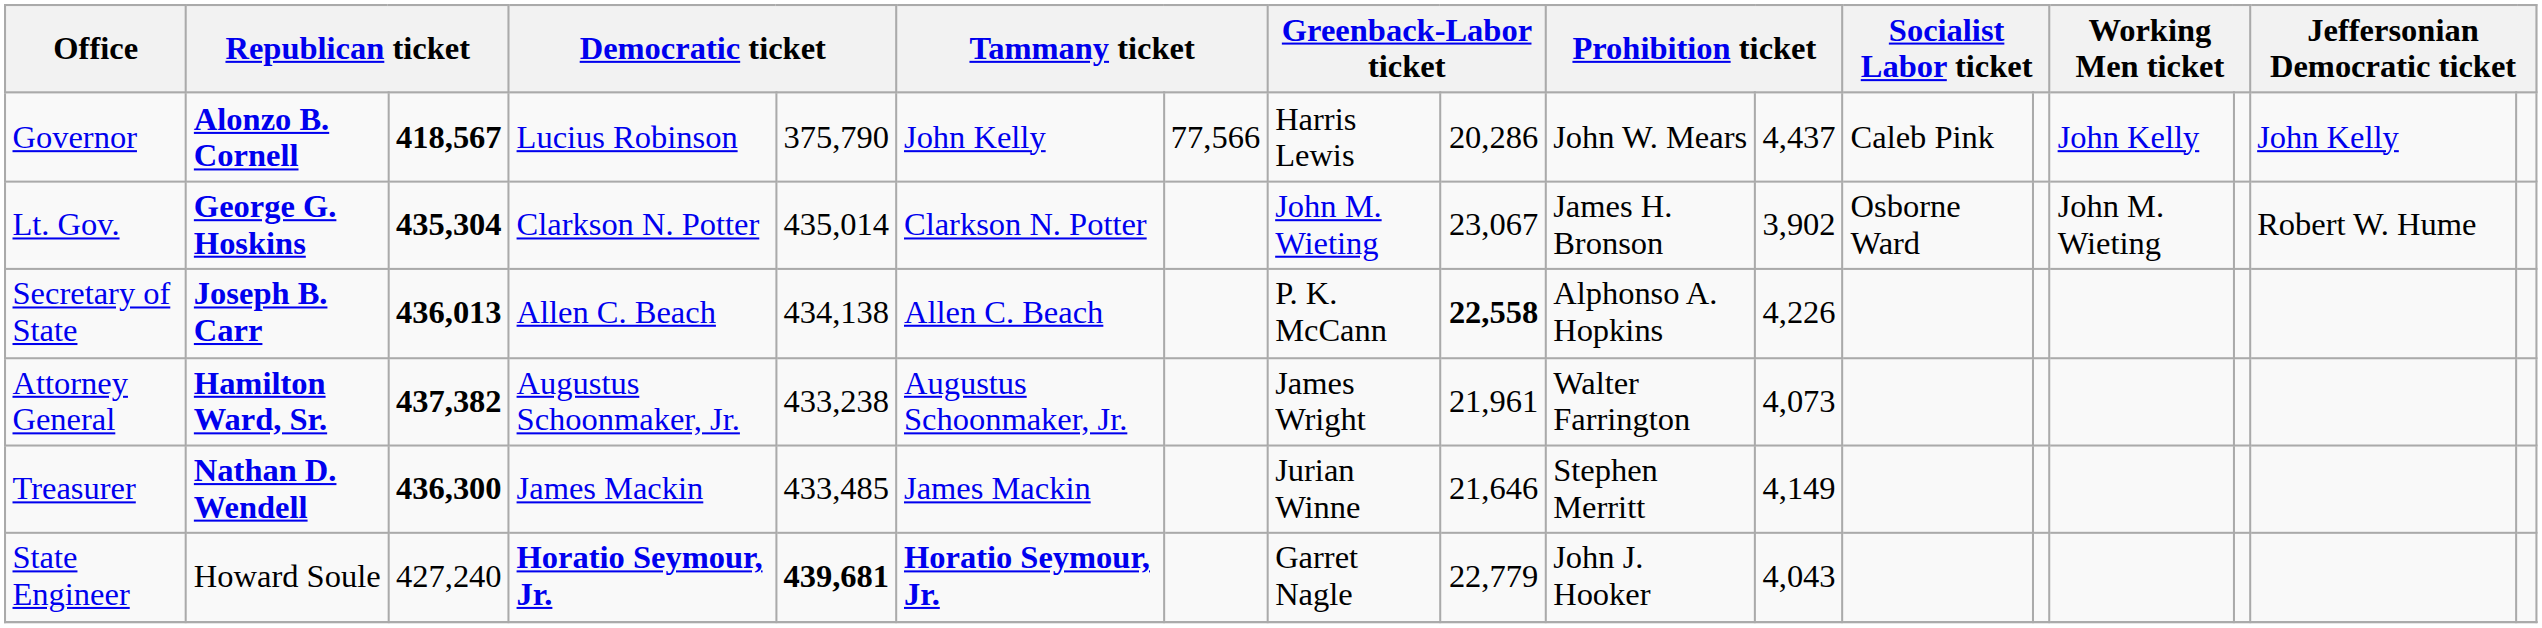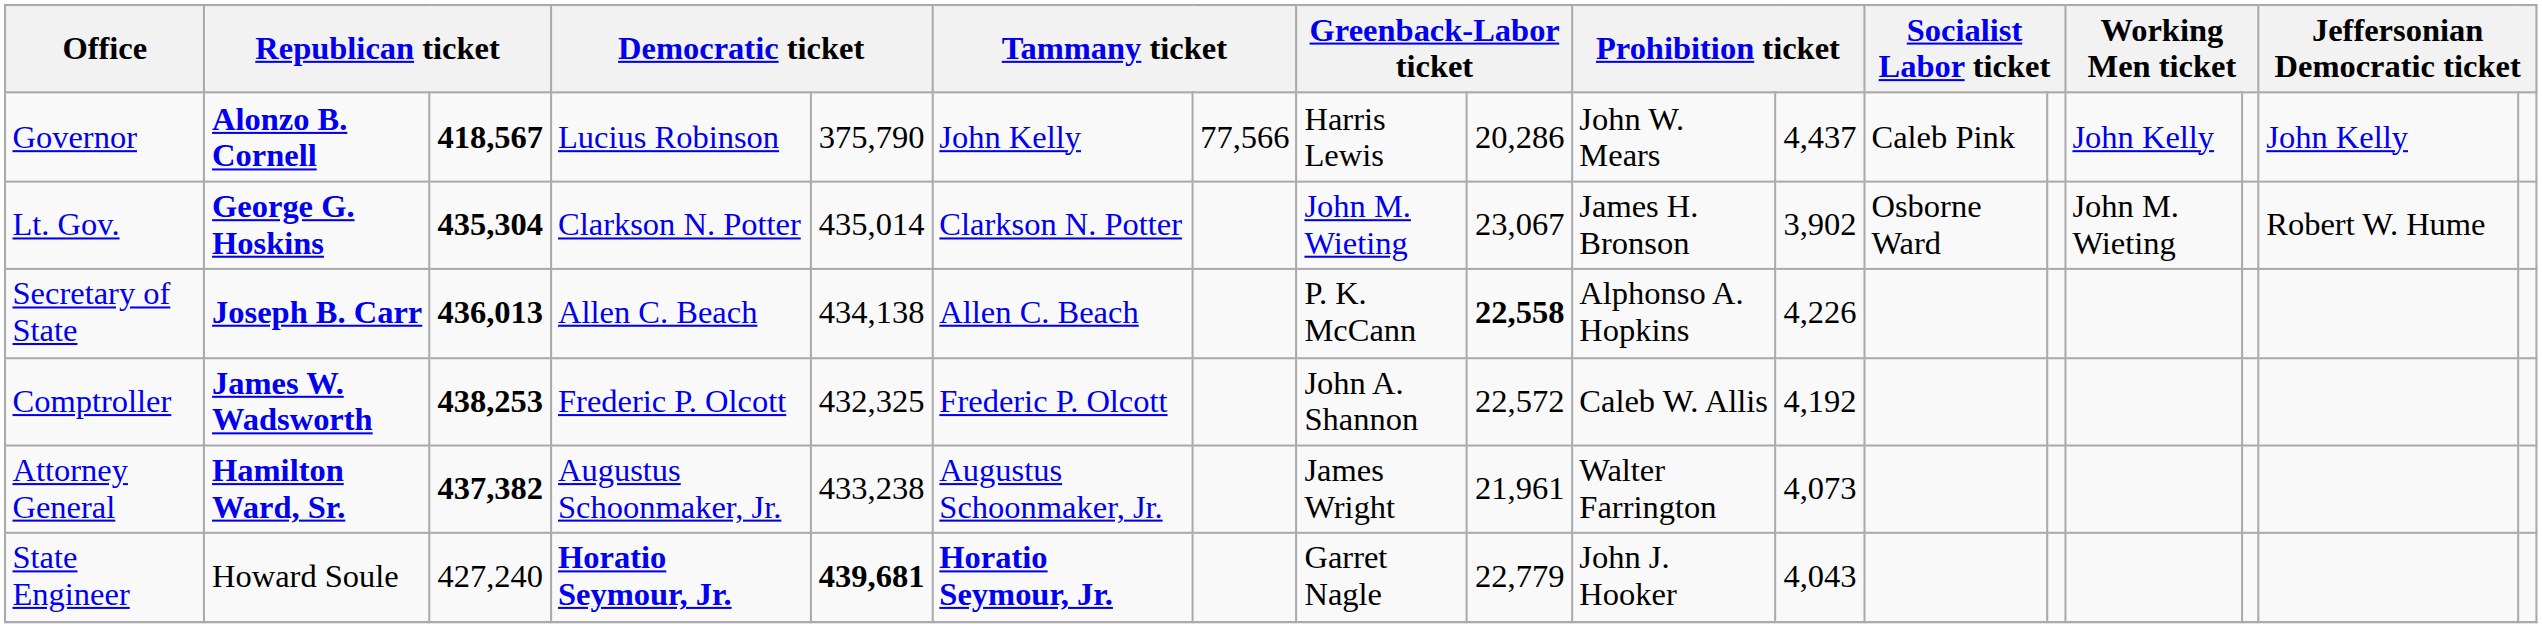+ row: (92, 400)
- row: (74, 488)
